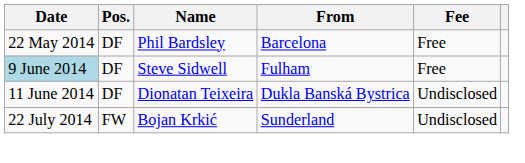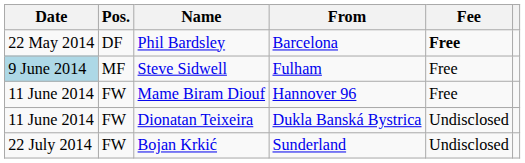(432, 42) normal -> (445, 42) bold
(112, 68) DF -> (114, 68) MF
+ row: (201, 94)
(112, 94) DF -> (114, 119) FW
